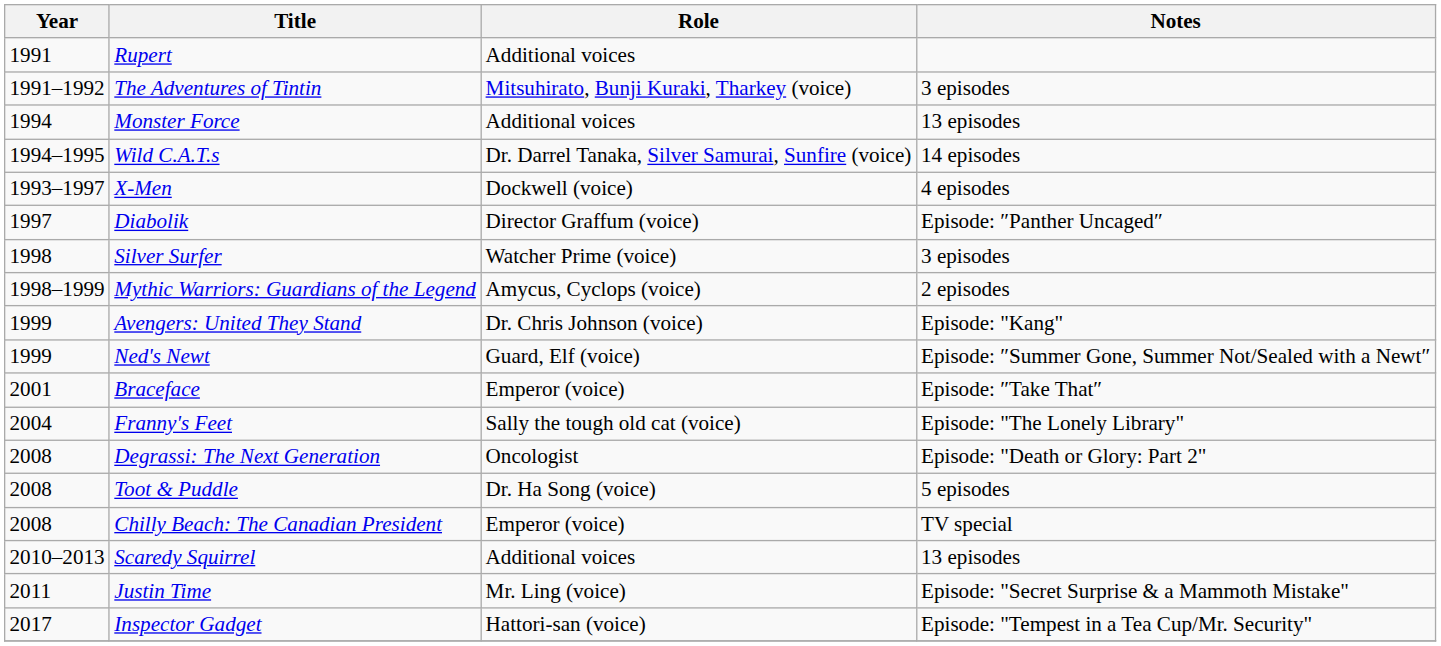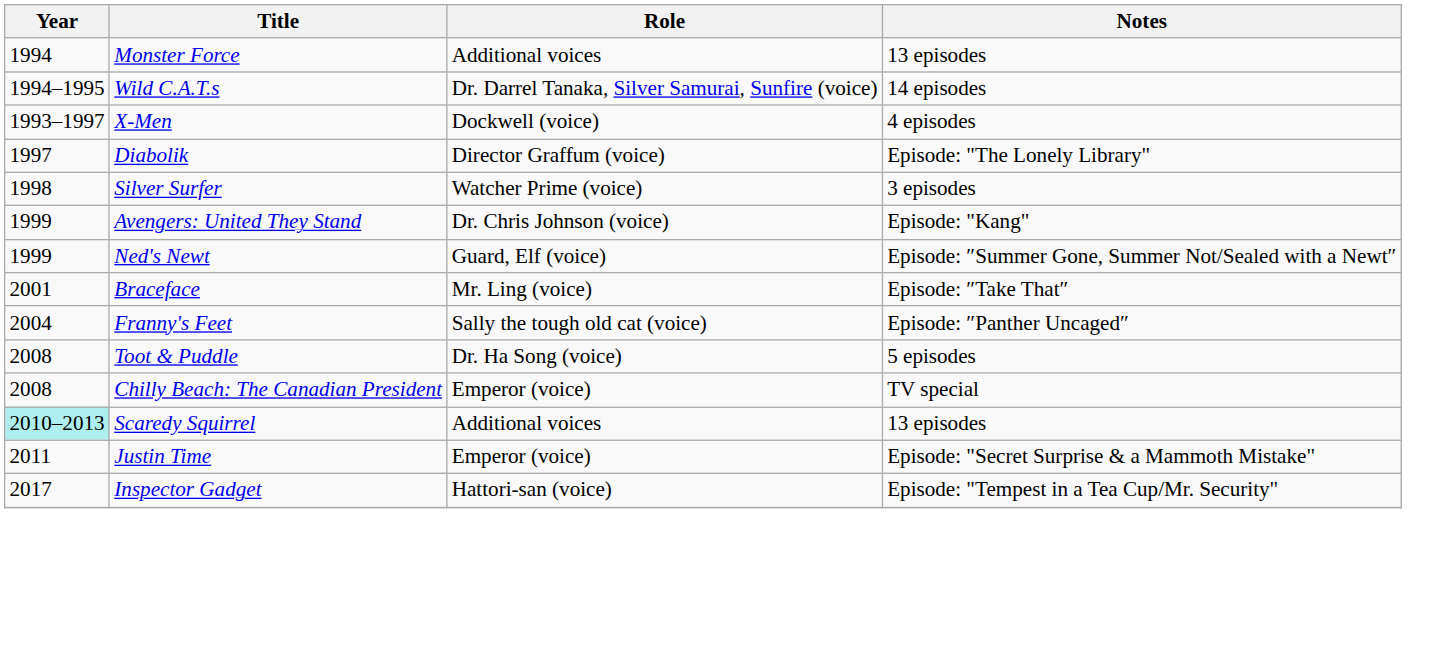- row: (143, 54)
- row: (218, 88)
(1042, 222) Episode: ″Panther Uncaged″ -> (1019, 155) Episode: "The Lonely Library"
- row: (295, 289)
(555, 389) Emperor (voice) -> (522, 289) Mr. Ling (voice)
(1053, 423) Episode: "The Lonely Library" -> (1008, 322) Episode: ″Panther Uncaged″
- row: (247, 456)
(57, 557) no background -> (57, 423) paleturquoise background
(556, 590) Mr. Ling (voice) -> (521, 456) Emperor (voice)
